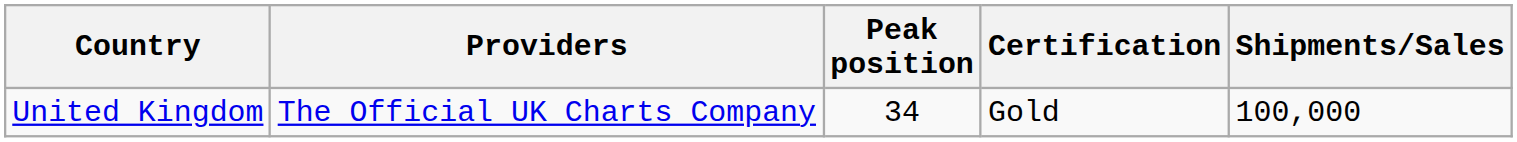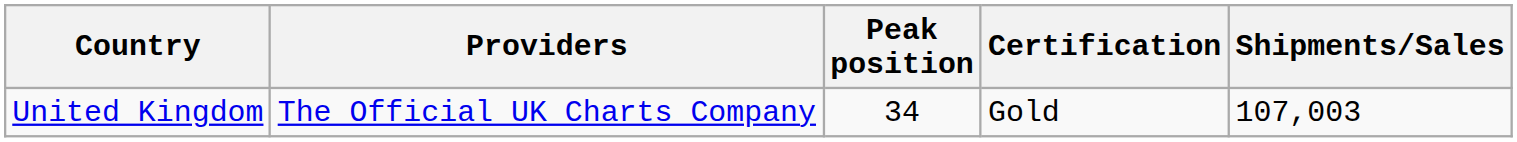(1298, 113) 100,000 -> (1298, 113) 107,003
